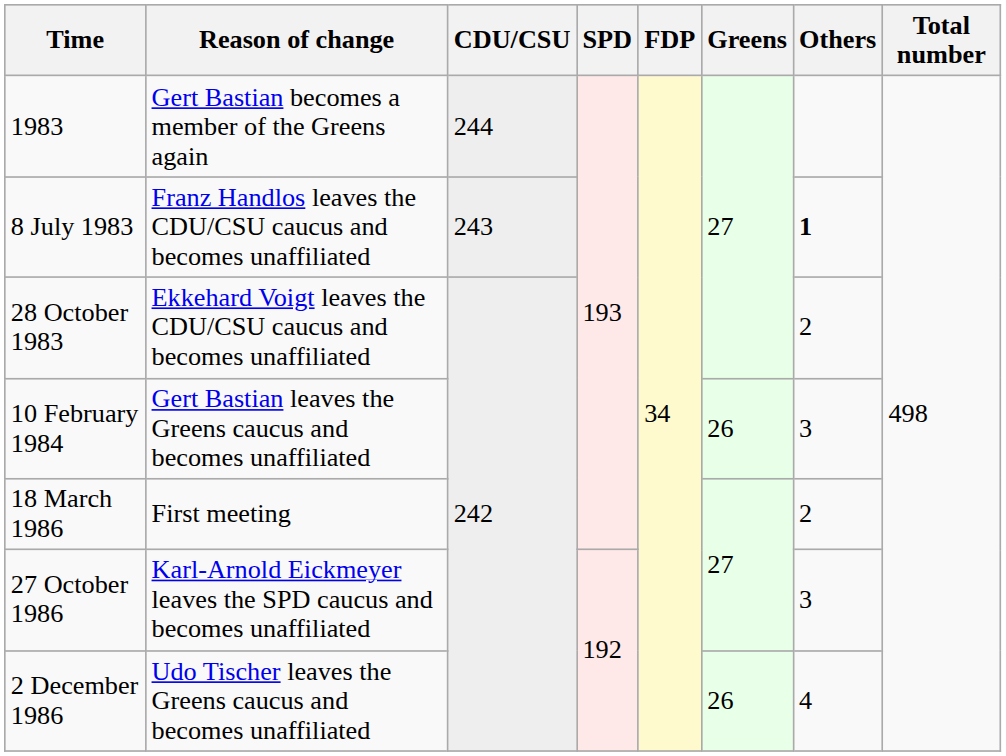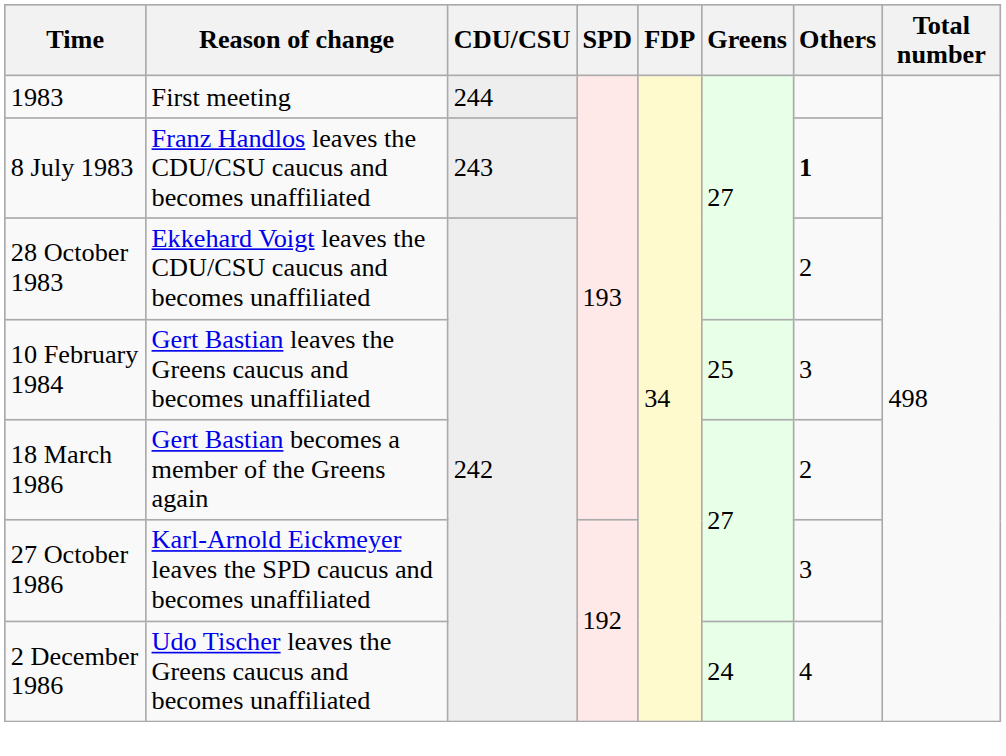(276, 125) Gert Bastian becomes a member of the Greens again -> (221, 96) First meeting
(720, 427) 26 -> (720, 368) 25
(221, 513) First meeting -> (276, 469) Gert Bastian becomes a member of the Greens again
(720, 700) 26 -> (720, 670) 24
